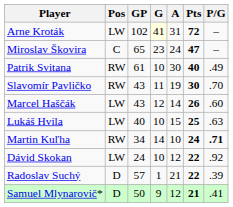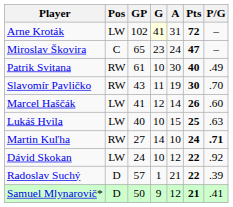(139, 103) 43 -> (139, 103) 41
(139, 139) 34 -> (139, 139) 27
